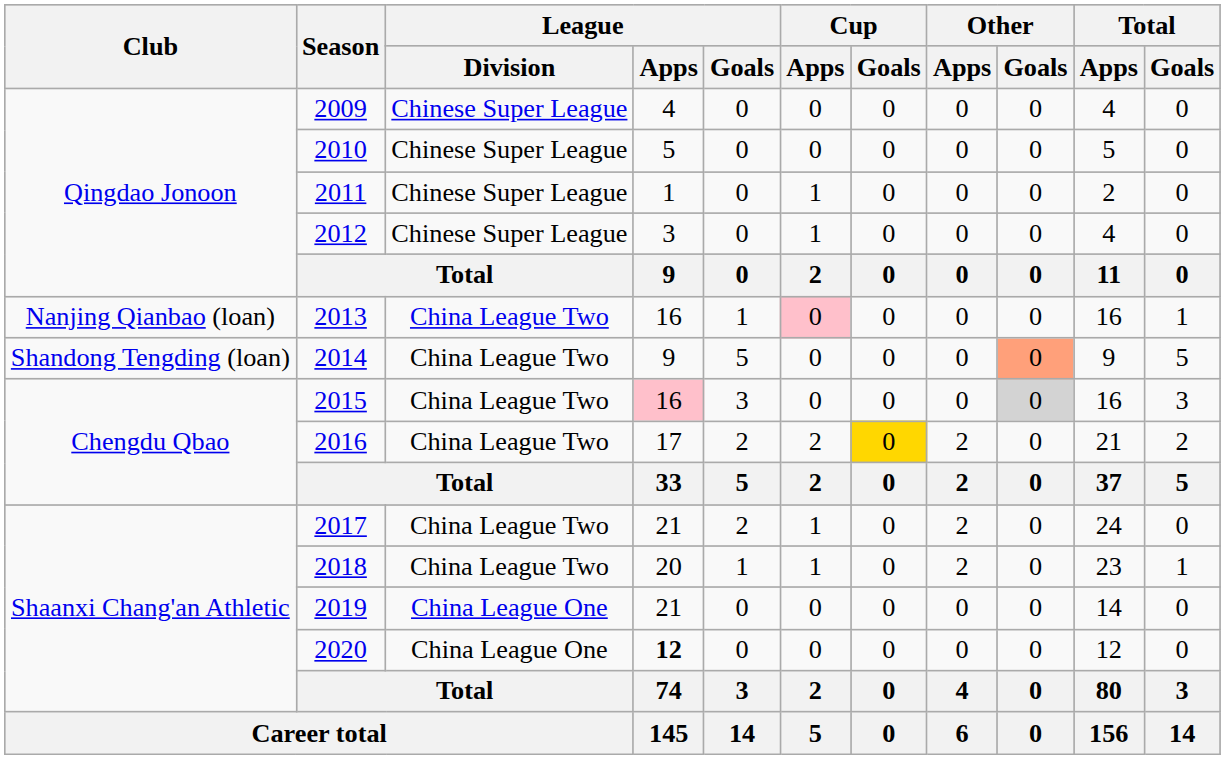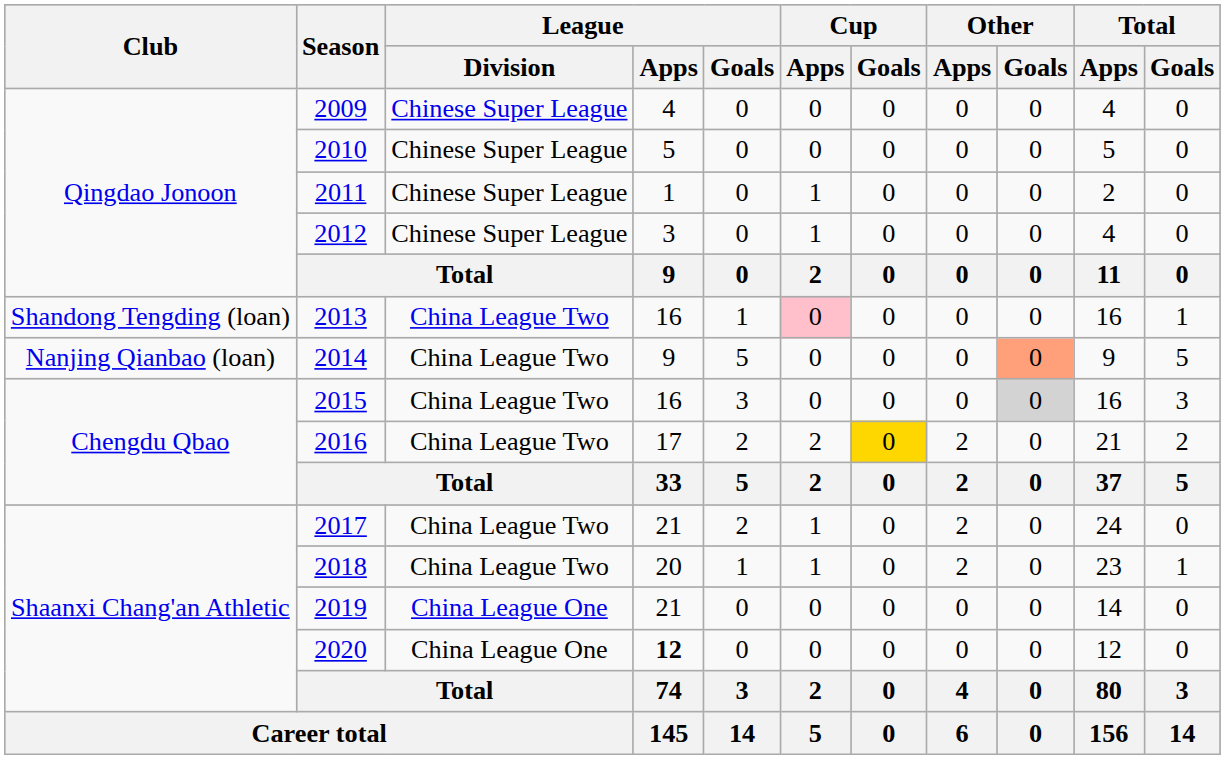(150, 316) Nanjing Qianbao (loan) -> (150, 316) Shandong Tengding (loan)
(150, 358) Shandong Tengding (loan) -> (150, 358) Nanjing Qianbao (loan)
(669, 399) pink background -> (669, 399) no background
